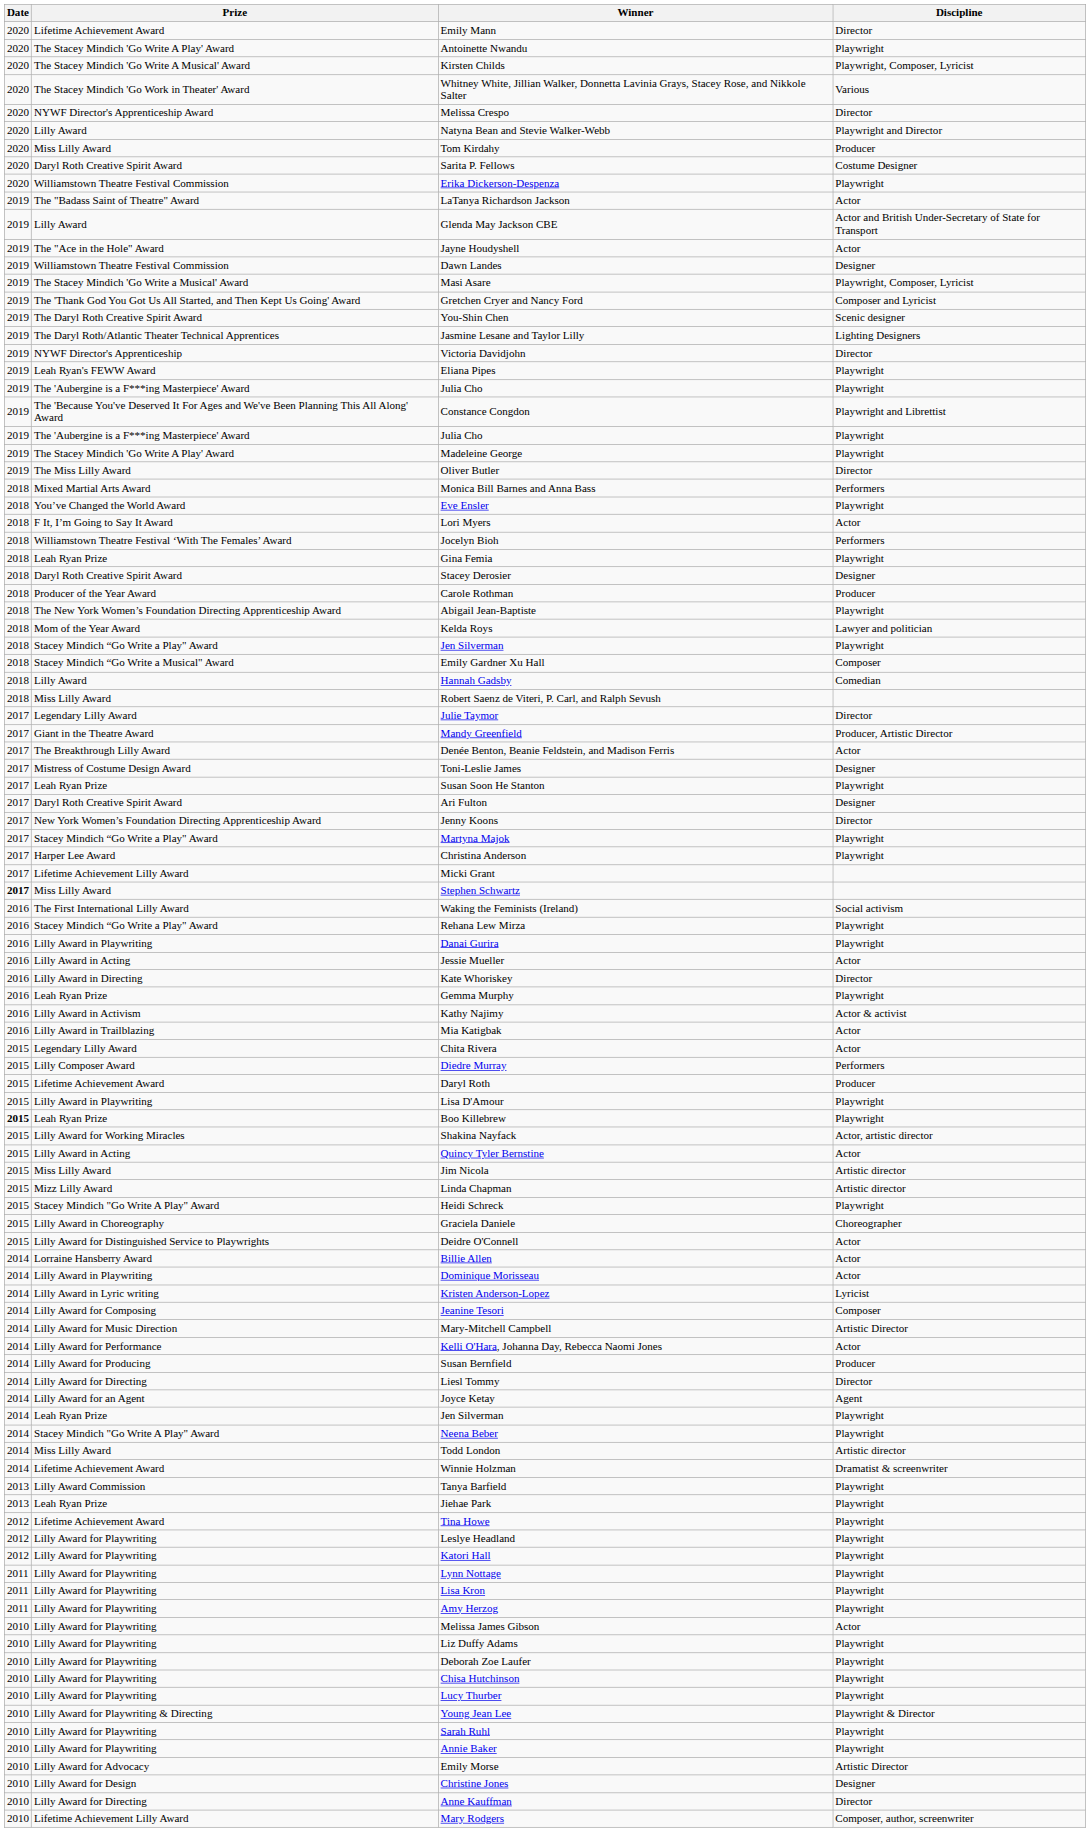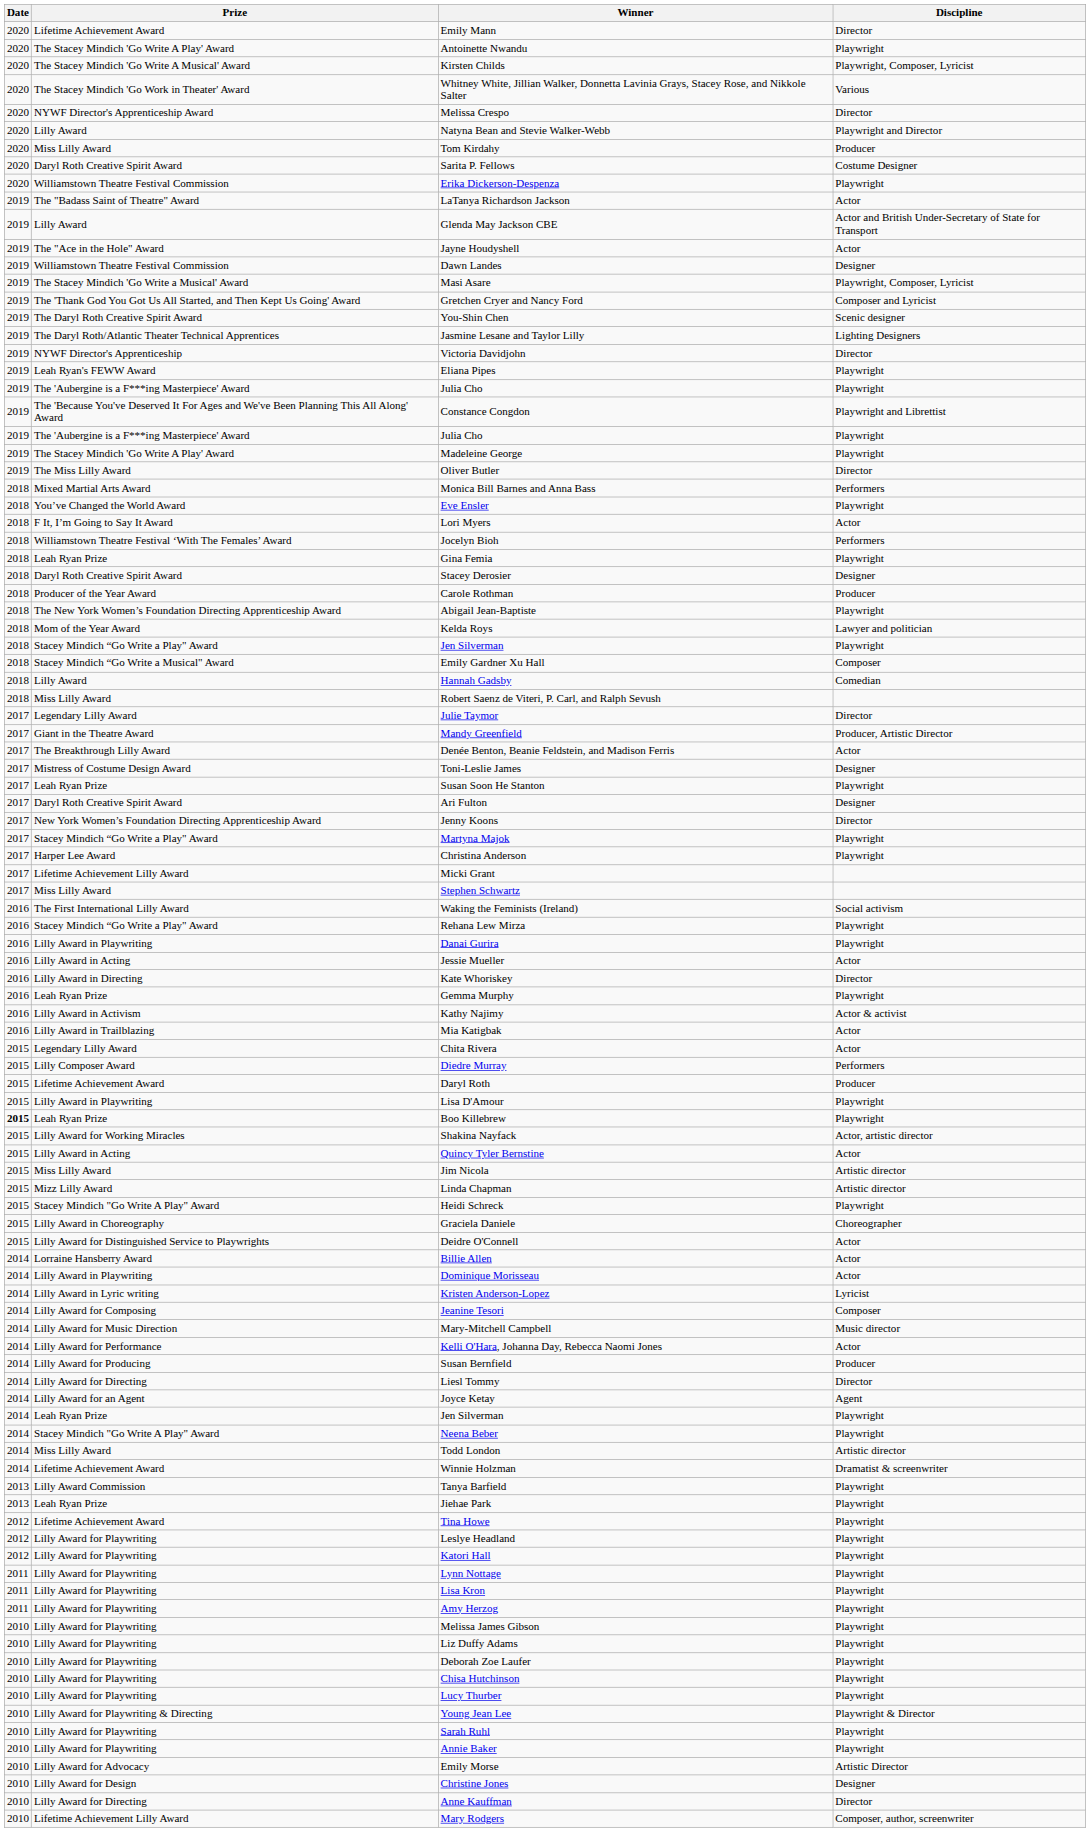(18, 890) bold -> (18, 890) normal
(872, 1328) Artistic Director -> (868, 1328) Music director
(848, 1626) Actor -> (860, 1626) Playwright
